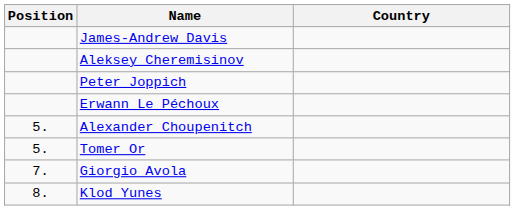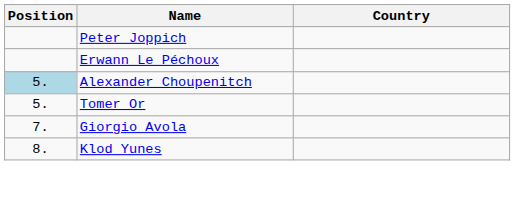- row: (154, 38)
- row: (162, 60)
(41, 127) no background -> (41, 82) lightblue background
